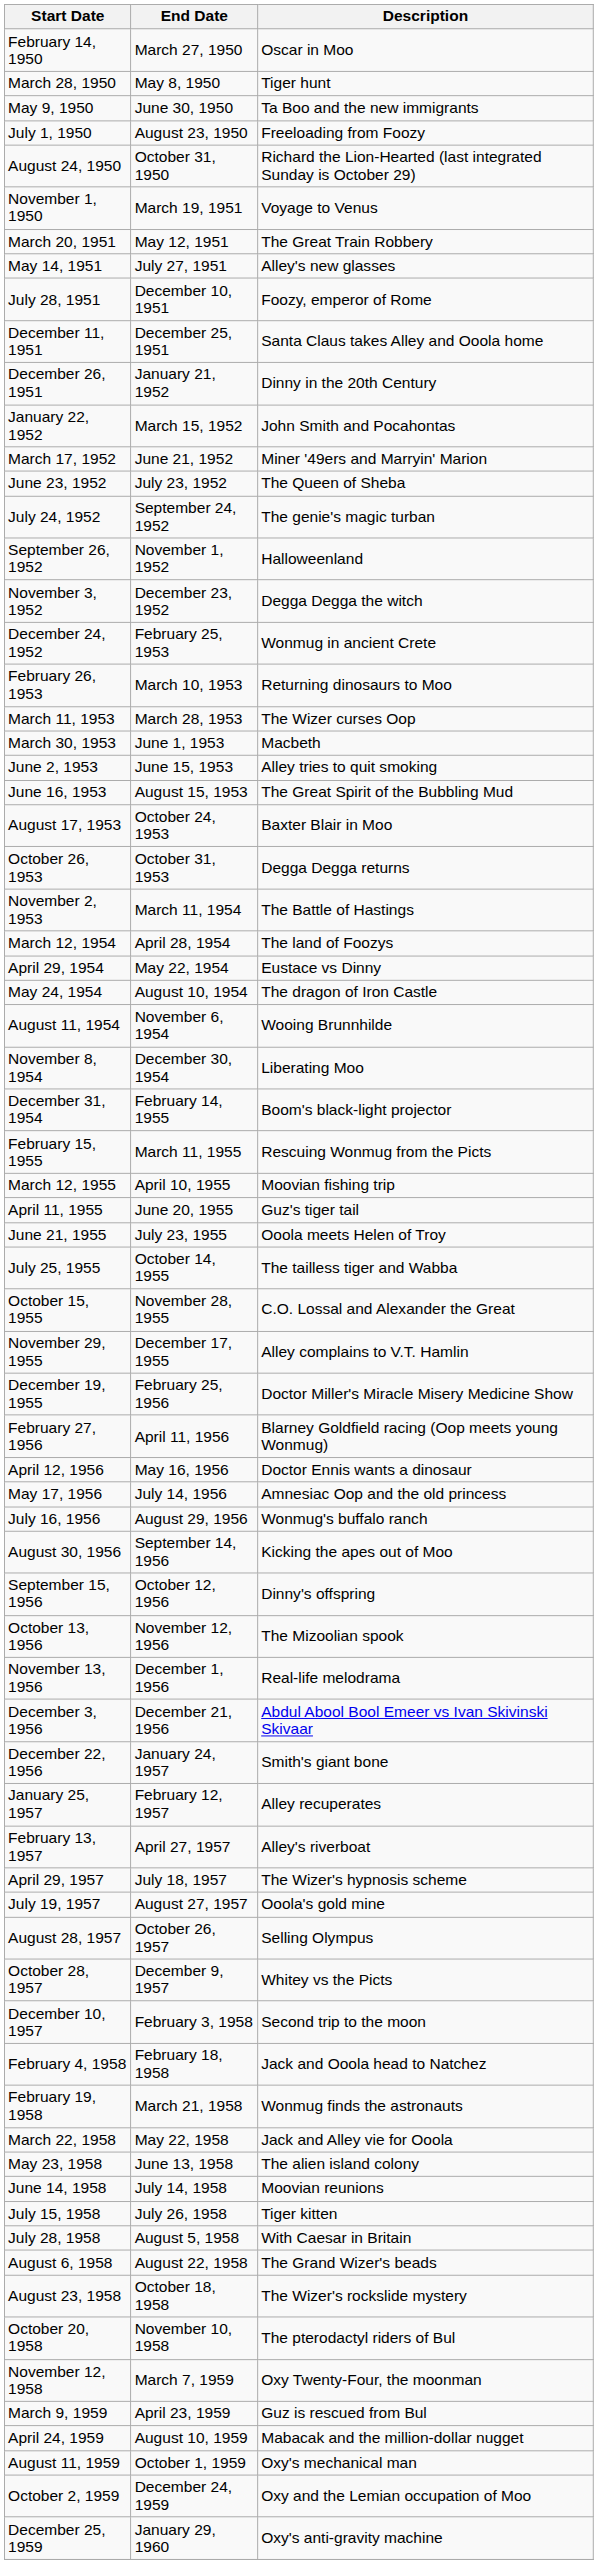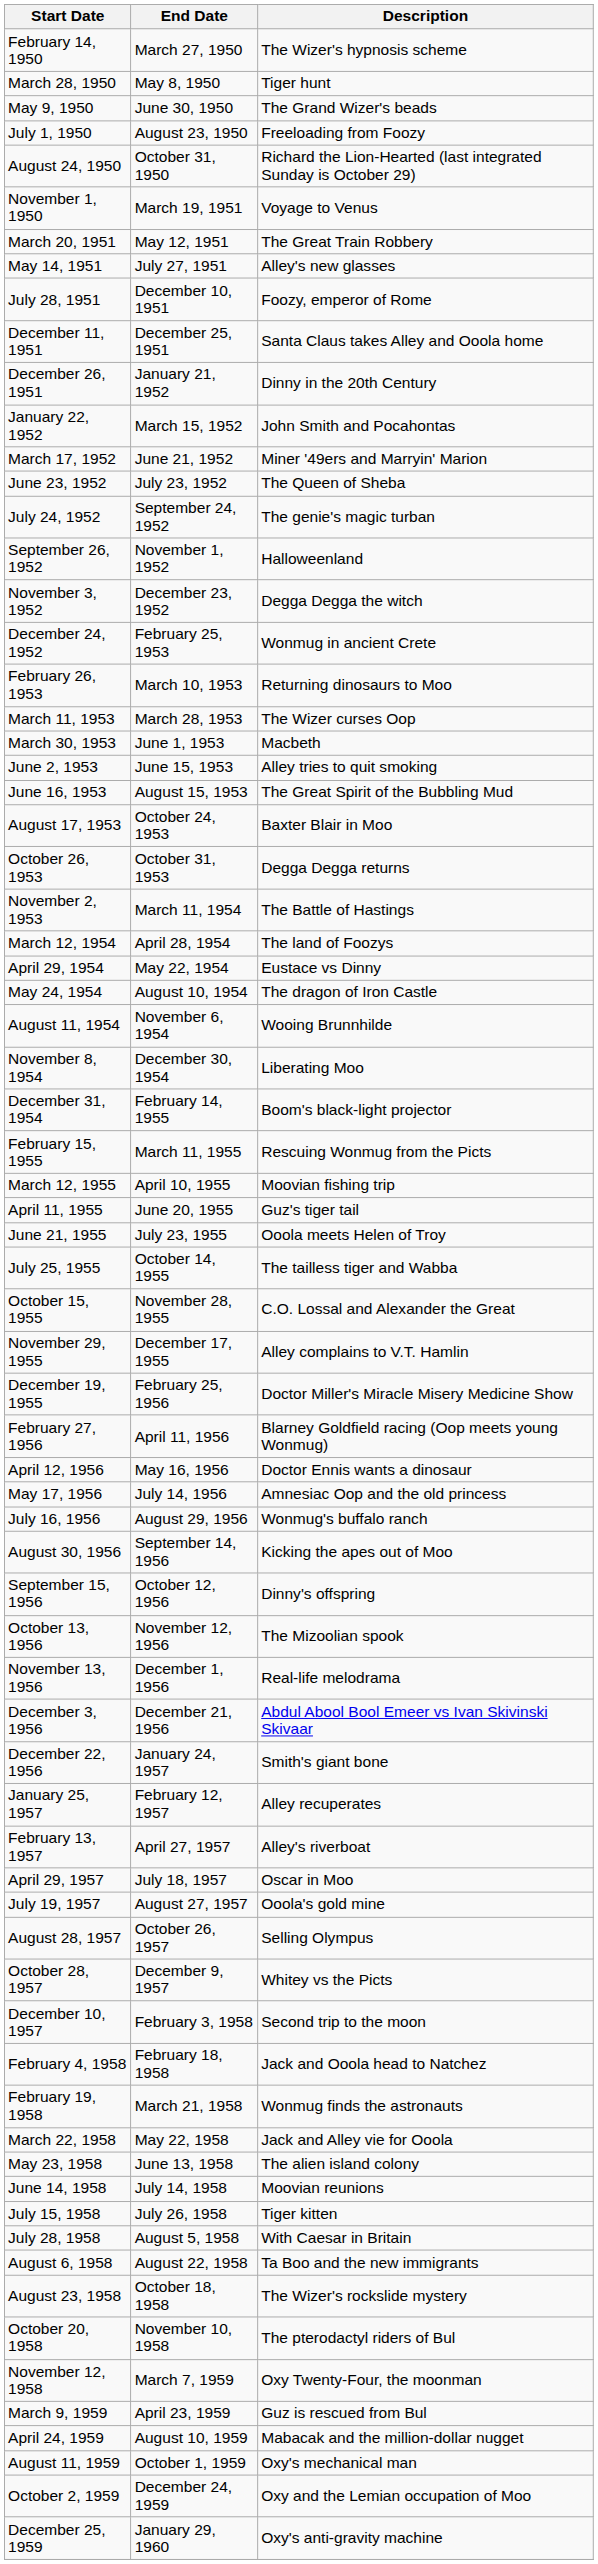(307, 50) Oscar in Moo -> (364, 50) The Wizer's hypnosis scheme
(370, 108) Ta Boo and the new immigrants -> (349, 108) The Grand Wizer's beads
(364, 1880) The Wizer's hypnosis scheme -> (307, 1880) Oscar in Moo
(349, 2262) The Grand Wizer's beads -> (370, 2262) Ta Boo and the new immigrants
